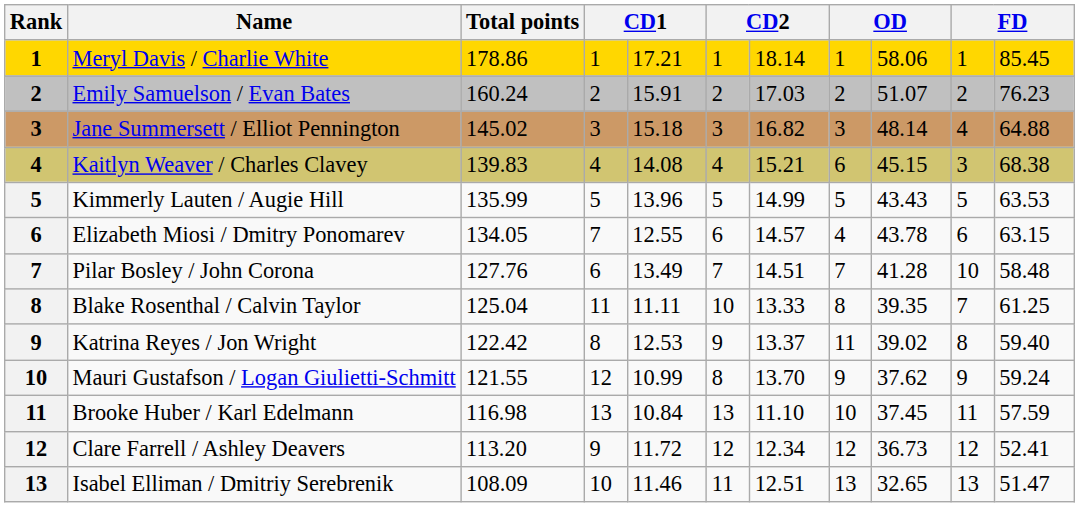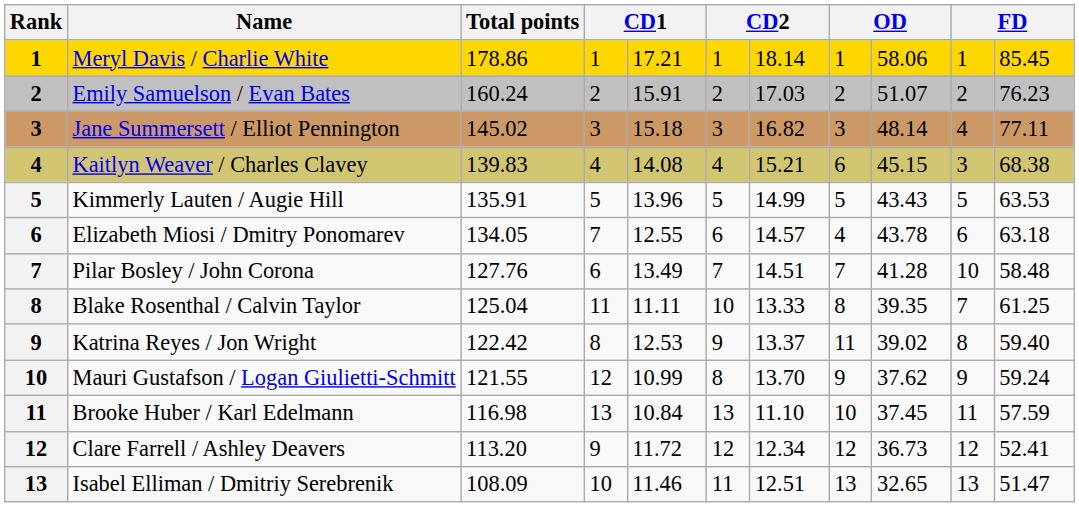(1024, 128) 64.88 -> (1024, 128) 77.11
(497, 199) 135.99 -> (497, 199) 135.91
(1024, 235) 63.15 -> (1024, 235) 63.18
